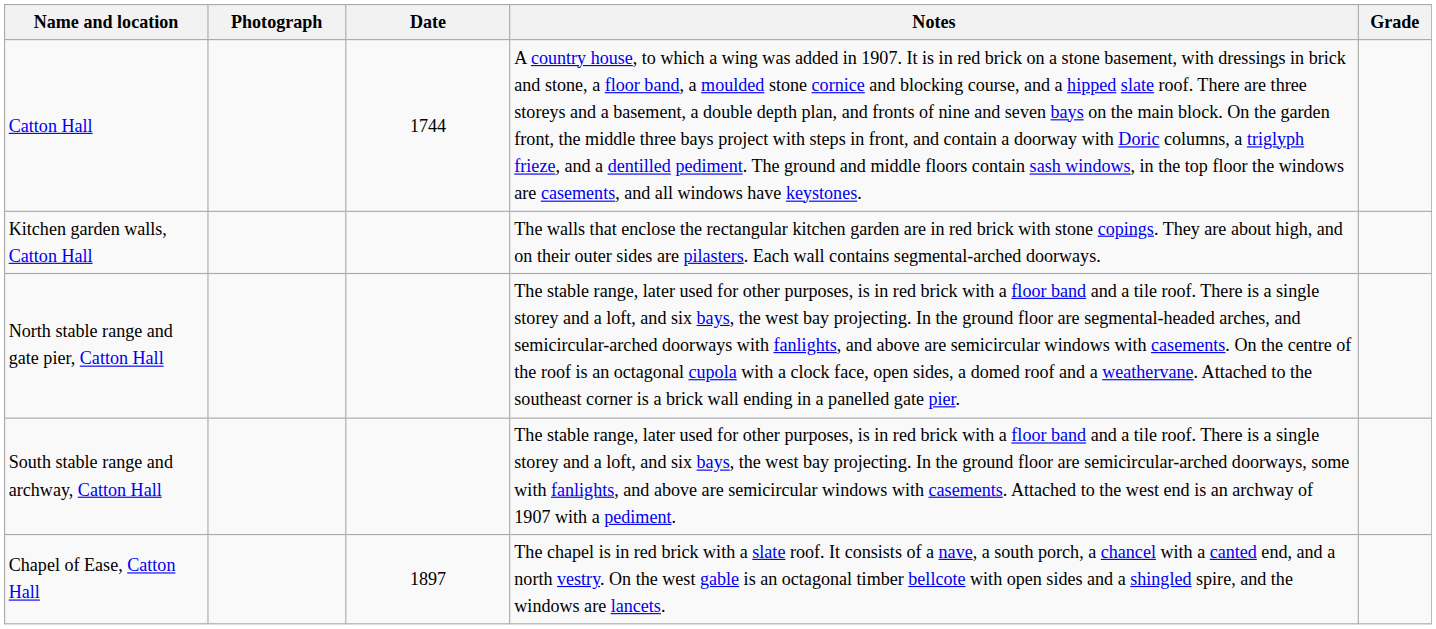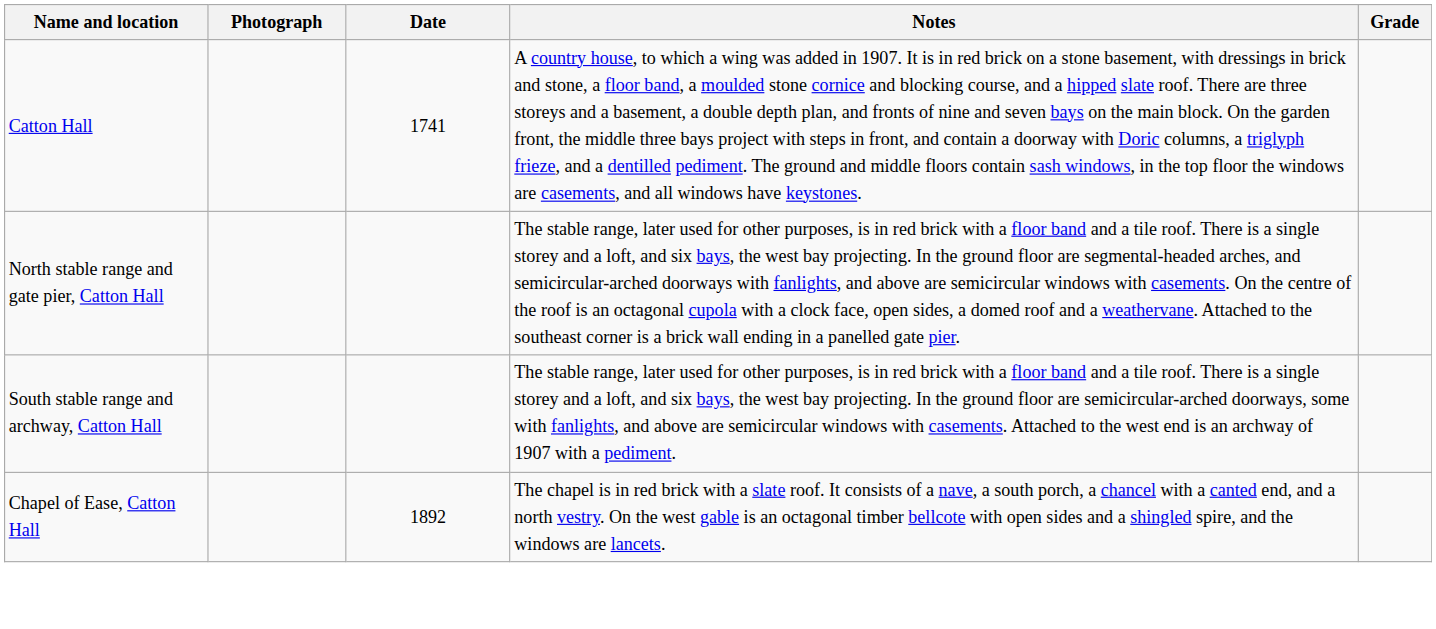(428, 125) 1744 -> (428, 125) 1741
- row: (88, 242)
(428, 579) 1897 -> (428, 516) 1892
